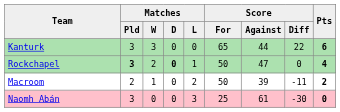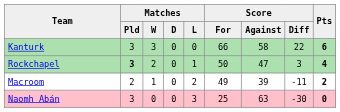(223, 47) 65 -> (223, 47) 66
(263, 47) 44 -> (263, 47) 58
(174, 64) bold -> (174, 64) normal
(299, 64) 0 -> (299, 64) 3
(223, 82) 50 -> (223, 82) 49
(263, 99) 61 -> (263, 99) 63
